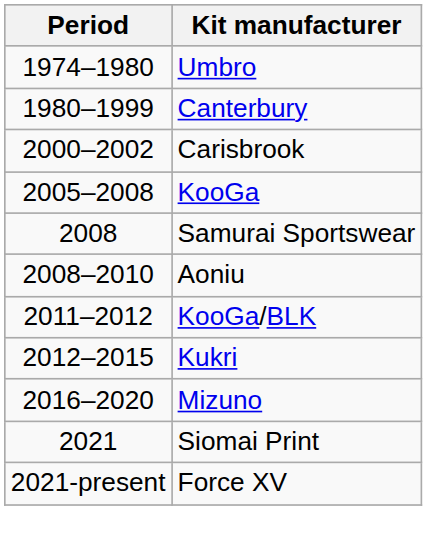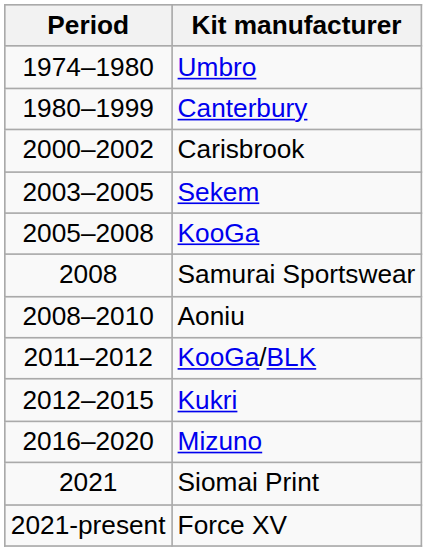+ row: (218, 191)
